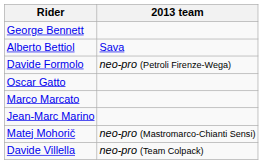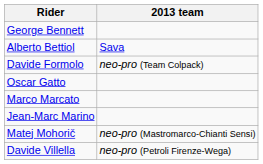(165, 64) neo-pro (Petroli Firenze-Wega) -> (152, 64) neo-pro (Team Colpack)
(152, 151) neo-pro (Team Colpack) -> (165, 151) neo-pro (Petroli Firenze-Wega)
